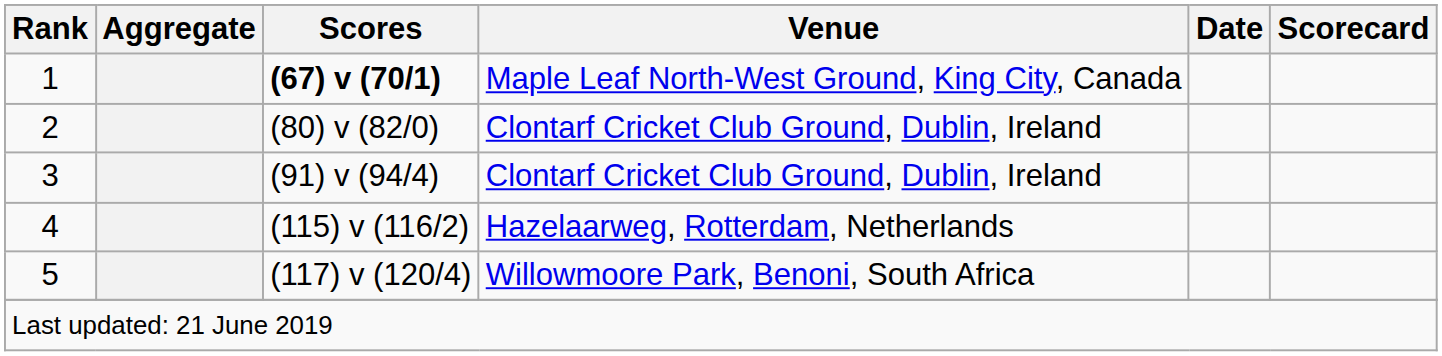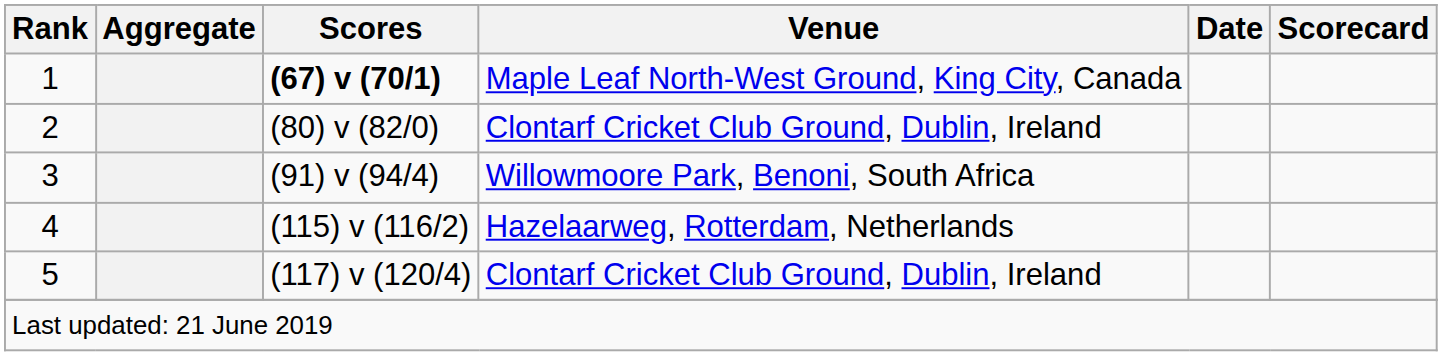(794, 176) Clontarf Cricket Club Ground, Dublin, Ireland -> (760, 176) Willowmoore Park, Benoni, South Africa
(760, 275) Willowmoore Park, Benoni, South Africa -> (794, 275) Clontarf Cricket Club Ground, Dublin, Ireland
